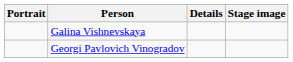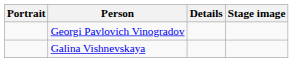rows swapped: (118, 48) <-> (98, 31)
